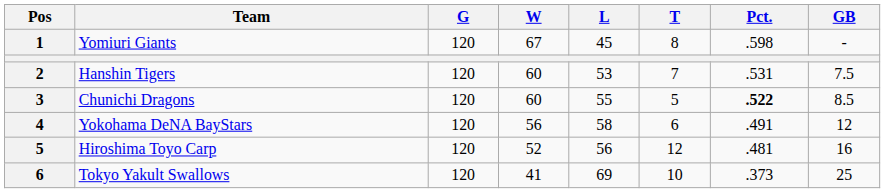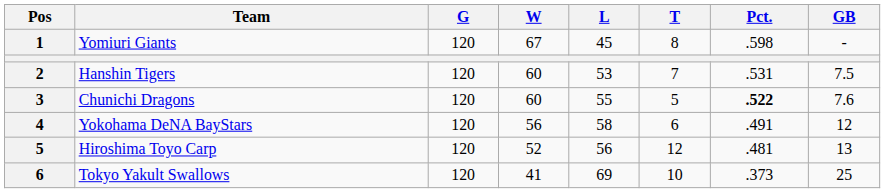(844, 99) 8.5 -> (844, 99) 7.6
(844, 149) 16 -> (844, 149) 13
